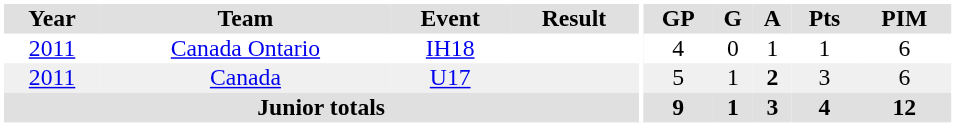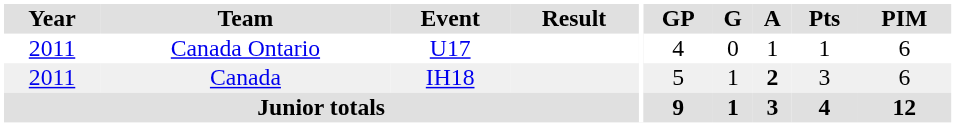(450, 48) IH18 -> (450, 48) U17
(450, 77) U17 -> (450, 77) IH18
